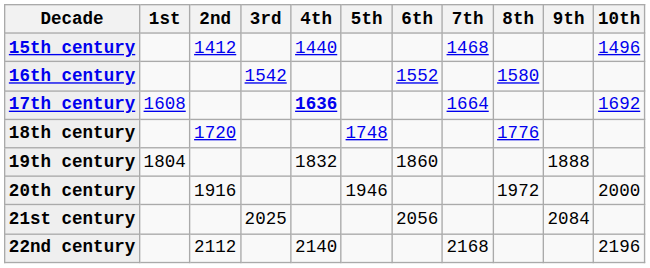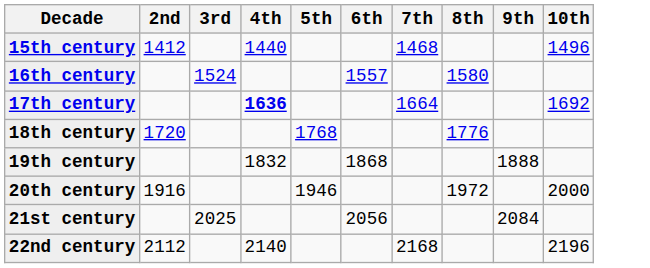- column: (165, 19)
(266, 76) 1542 -> (215, 76) 1524
(417, 76) 1552 -> (367, 76) 1557
(367, 133) 1748 -> (316, 133) 1768
(417, 162) 1860 -> (367, 162) 1868
